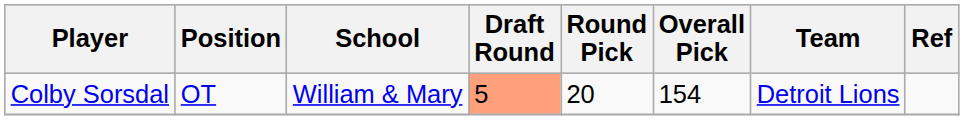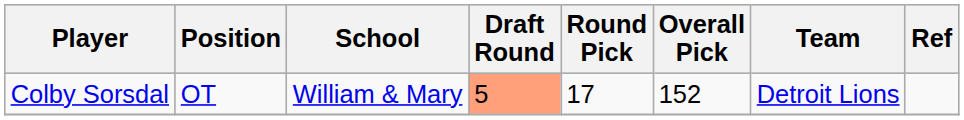(581, 93) 20 -> (581, 93) 17
(680, 93) 154 -> (680, 93) 152
